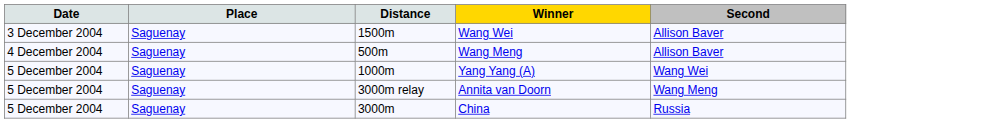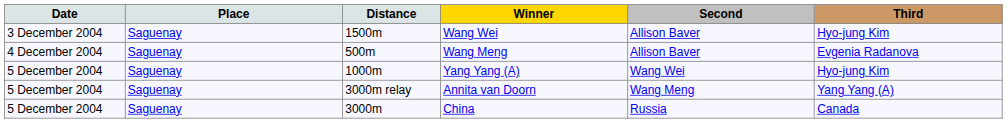+ column: (908, 14)
